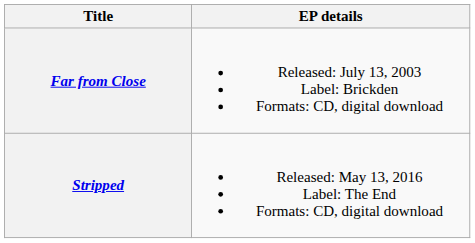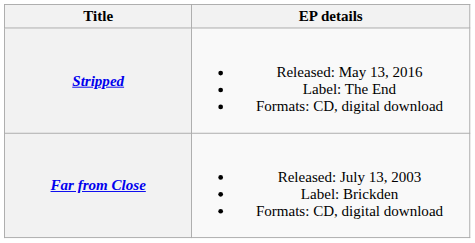rows swapped: (98, 80) <-> (98, 185)
